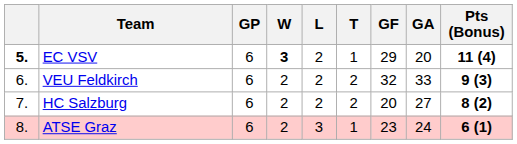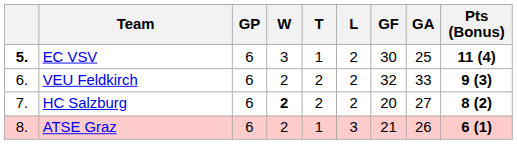columns swapped: (319, 24) <-> (354, 24)
(284, 56) bold -> (284, 56) normal
(388, 56) 29 -> (388, 56) 30
(423, 56) 20 -> (423, 56) 25
(284, 103) normal -> (284, 103) bold
(388, 127) 23 -> (388, 127) 21
(423, 127) 24 -> (423, 127) 26
